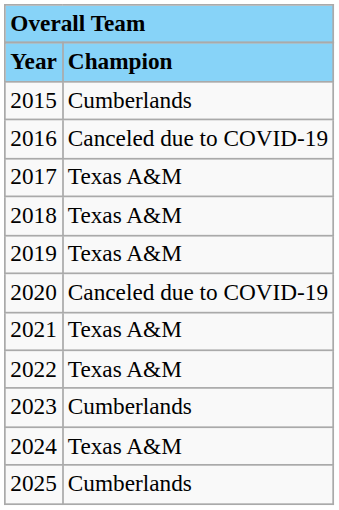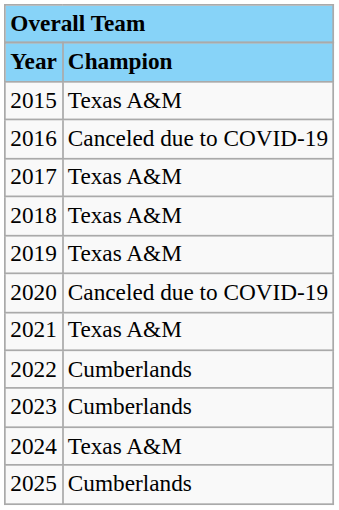(130, 100) Cumberlands -> (125, 100) Texas A&M
(125, 368) Texas A&M -> (130, 368) Cumberlands
